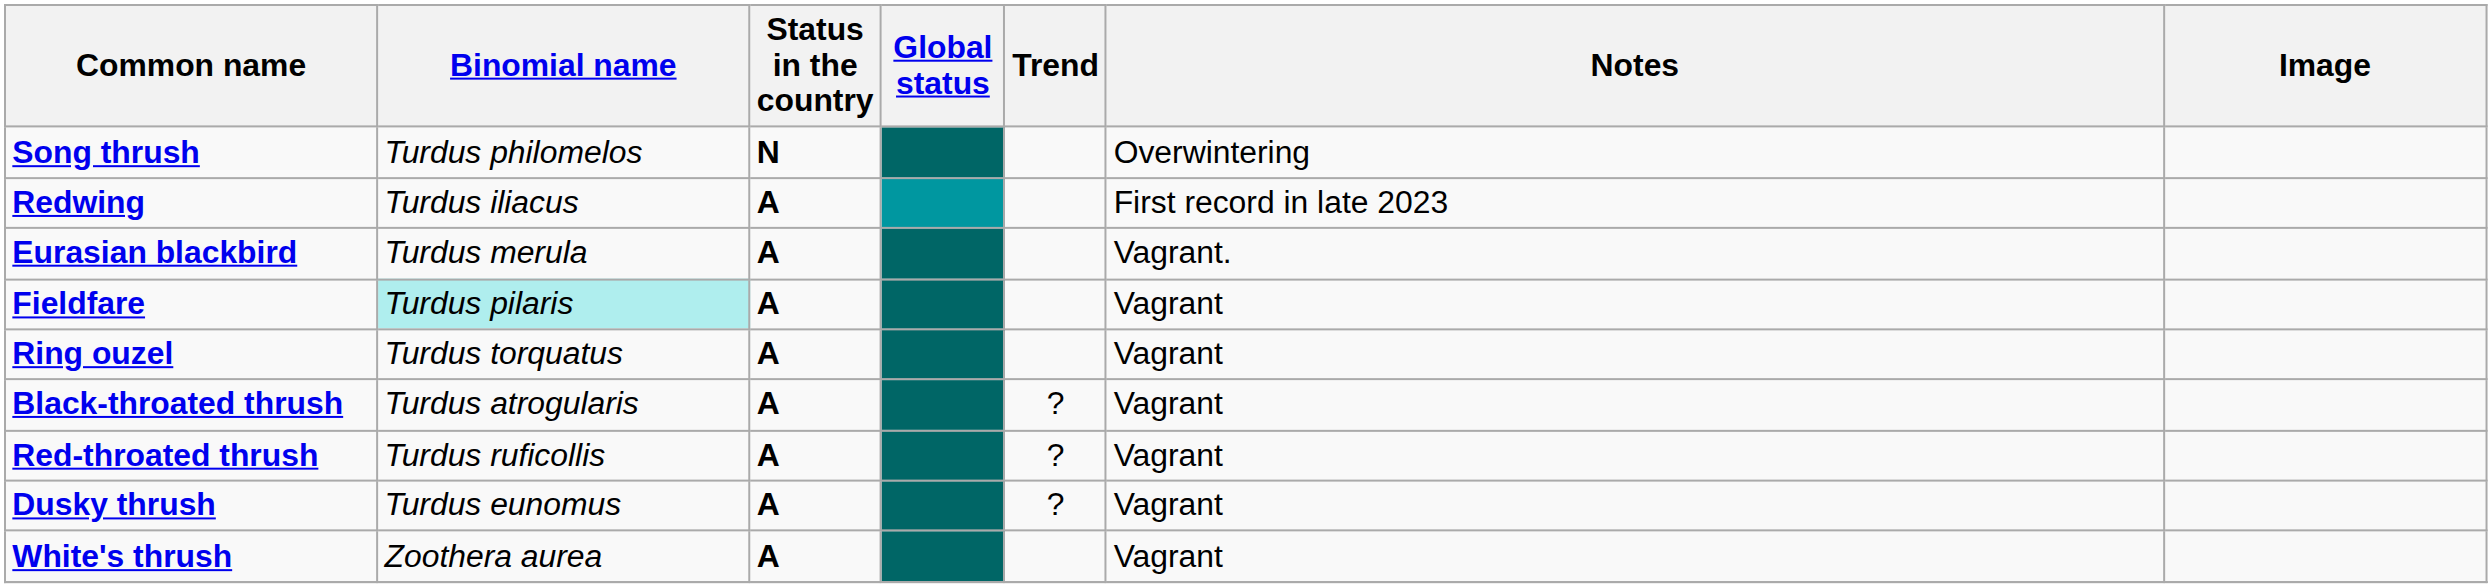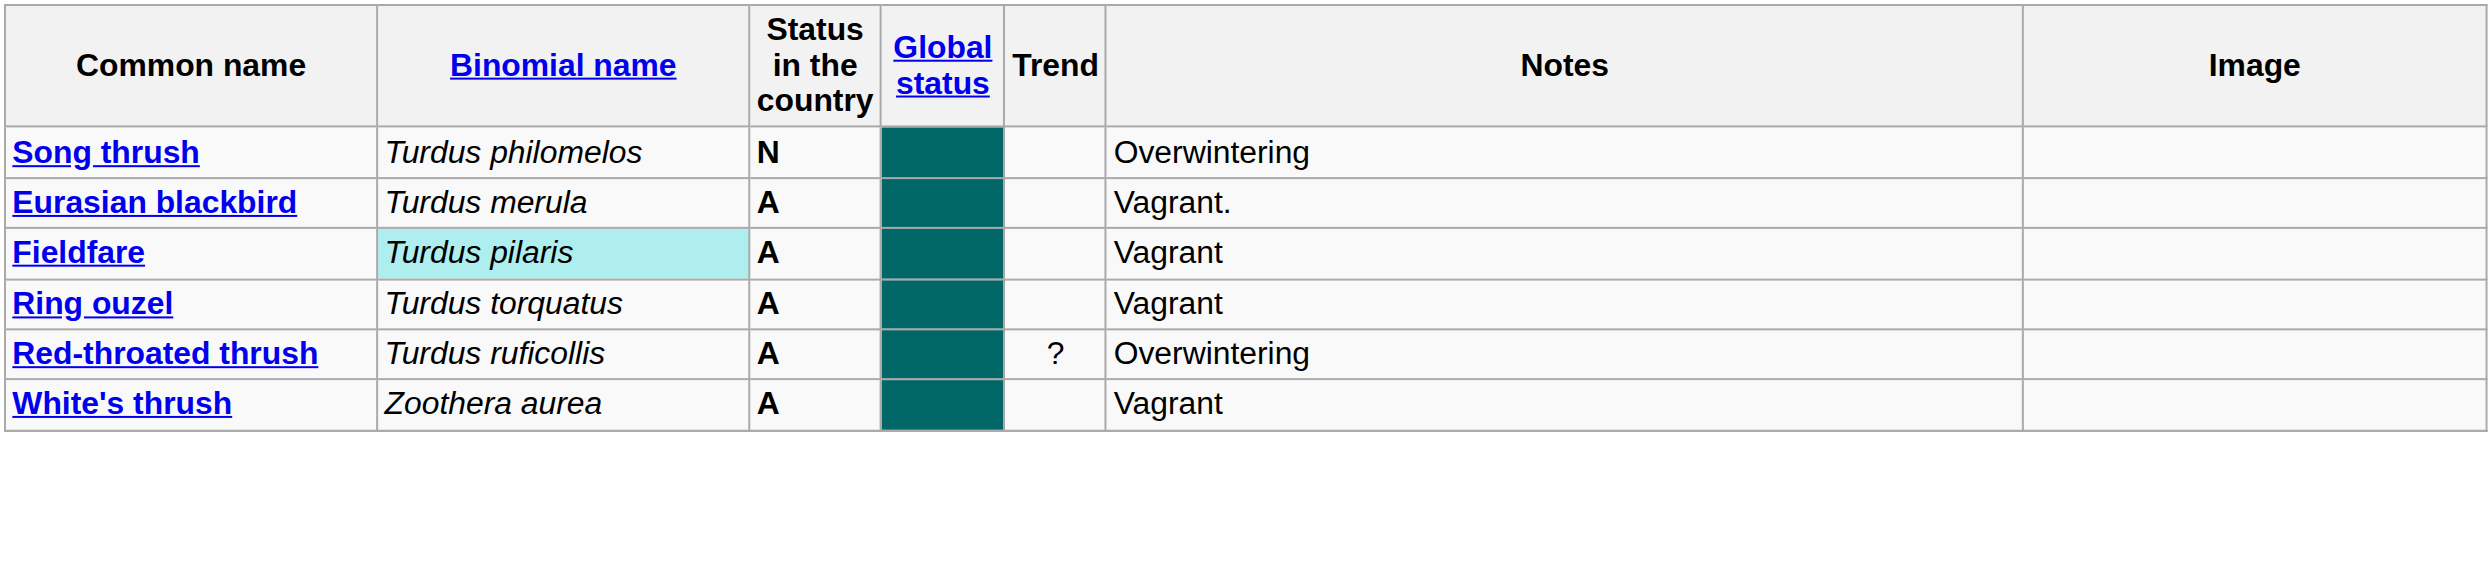- row: (79, 202)
- row: (178, 404)
(1168, 454) Vagrant -> (1212, 353) Overwintering
- row: (114, 505)
